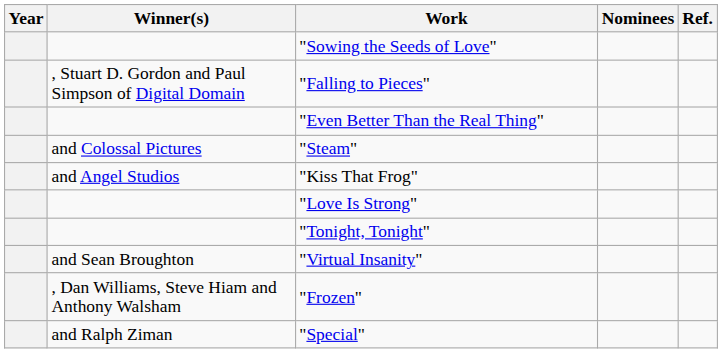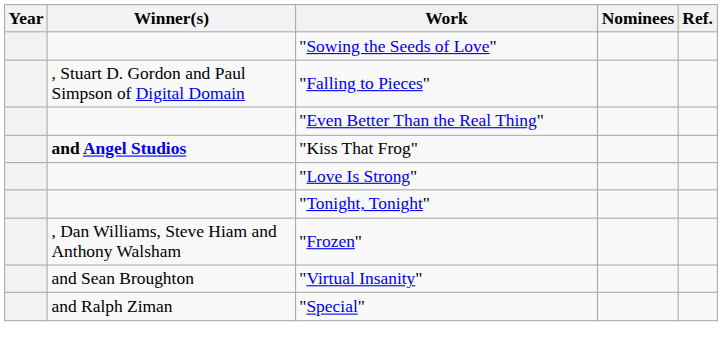- row: (328, 148)
(115, 176) normal -> (119, 148) bold
rows swapped: (361, 259) <-> (331, 296)
